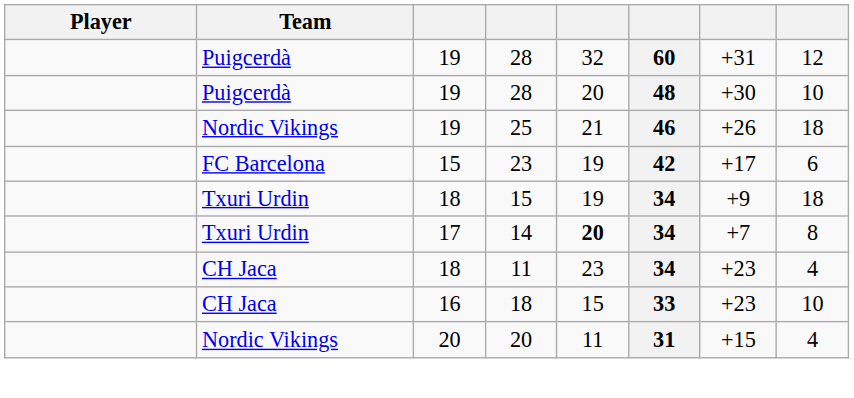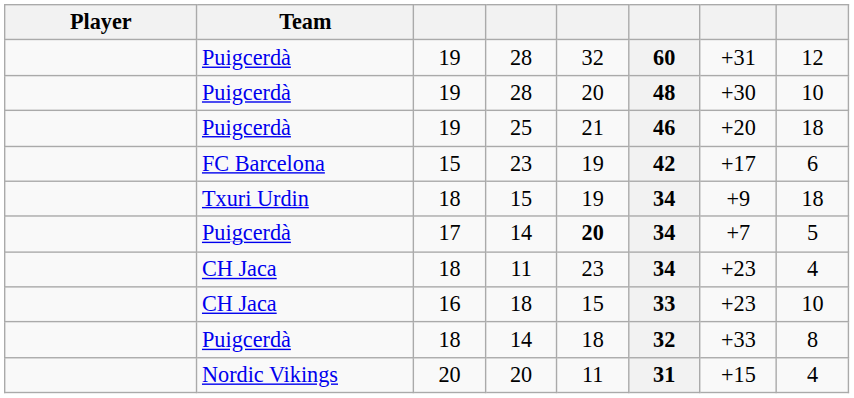(270, 127) Nordic Vikings -> (246, 127) Puigcerdà
(738, 127) +26 -> (738, 127) +20
(255, 233) Txuri Urdin -> (246, 233) Puigcerdà
(813, 233) 8 -> (813, 233) 5
+ row: (450, 339)
